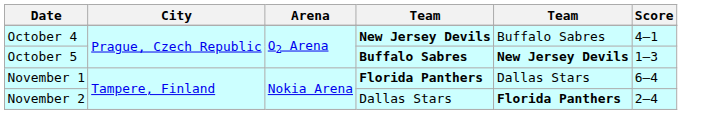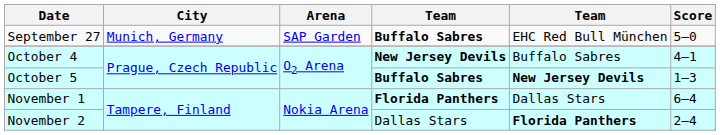+ row: (54, 36)
